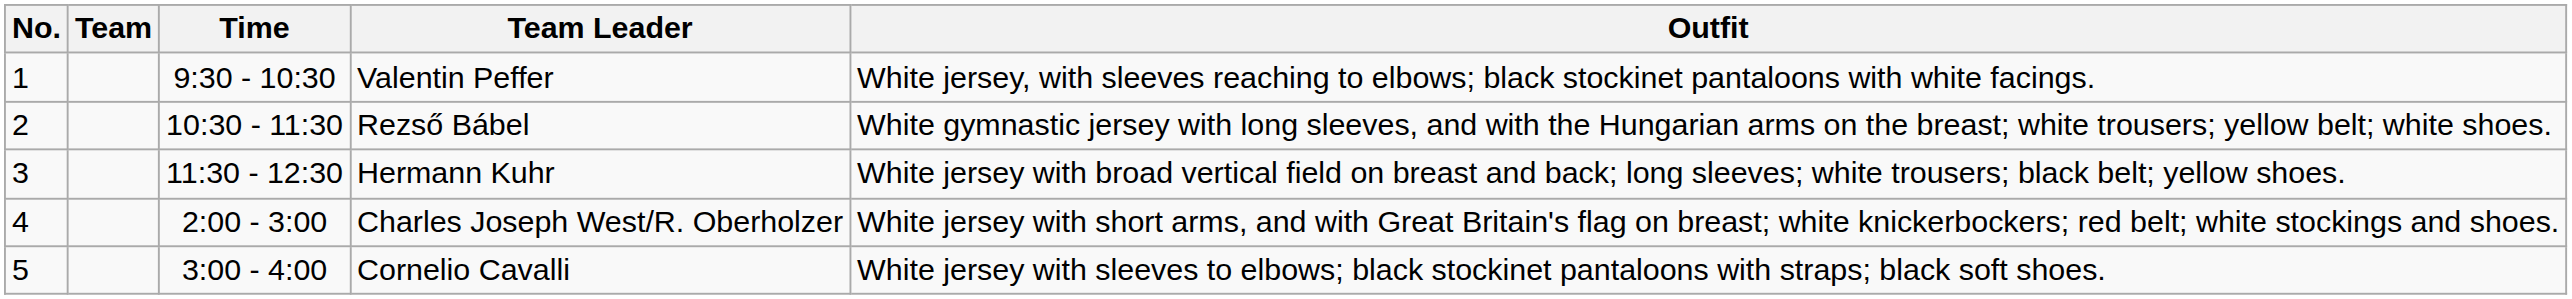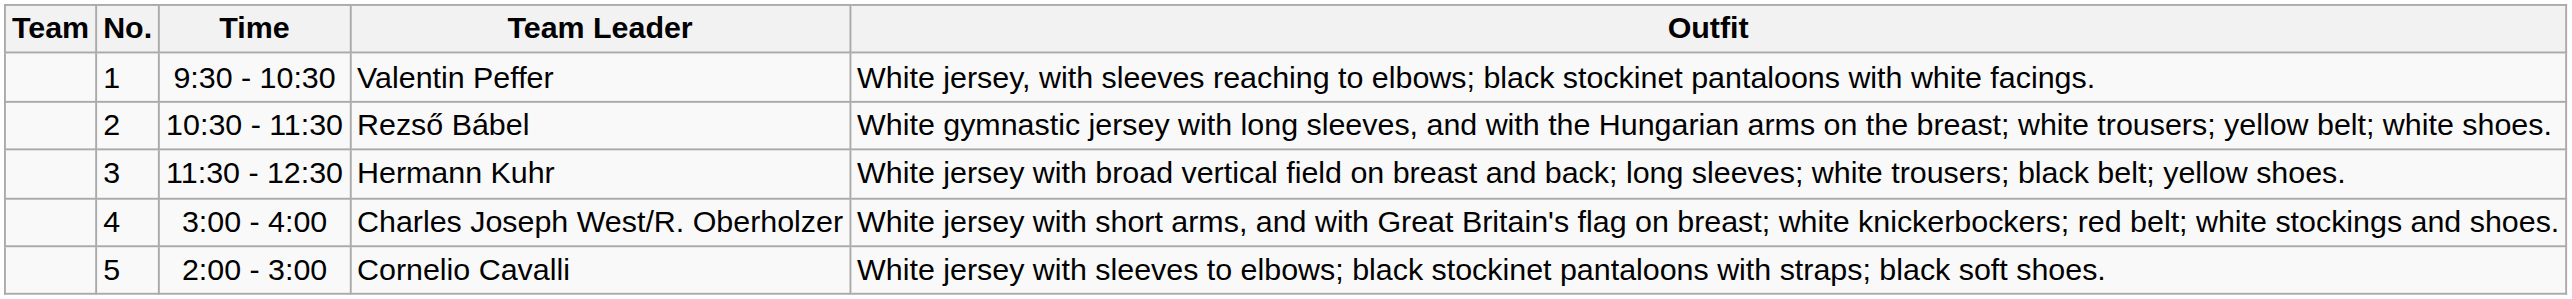columns swapped: (36, 28) <-> (114, 28)
(255, 221) 2:00 - 3:00 -> (255, 221) 3:00 - 4:00
(255, 269) 3:00 - 4:00 -> (255, 269) 2:00 - 3:00
